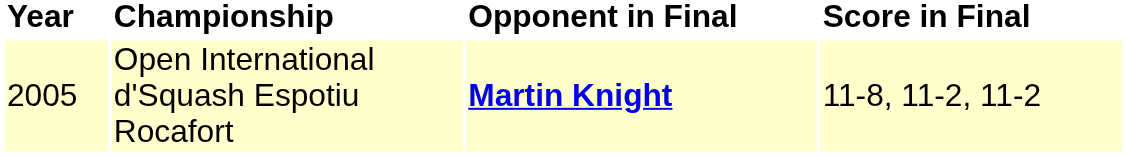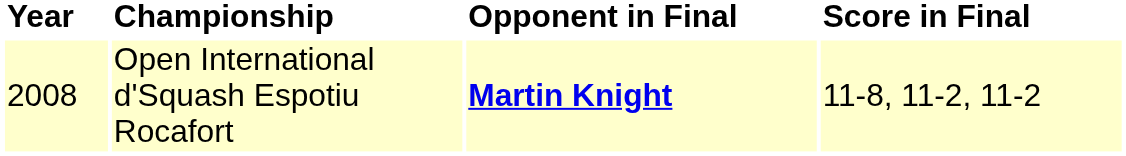(42, 95) 2005 -> (42, 95) 2008
